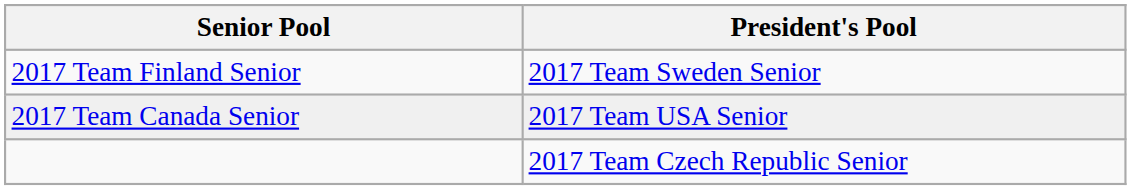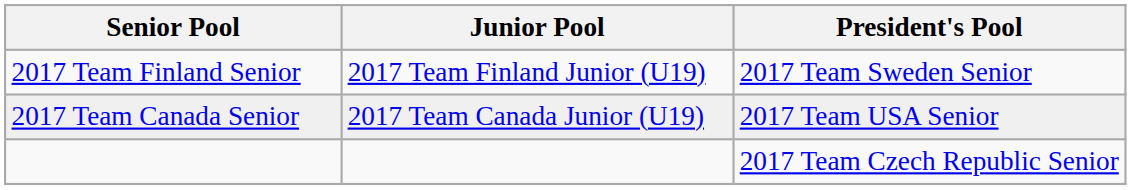+ column: (537, 26)
